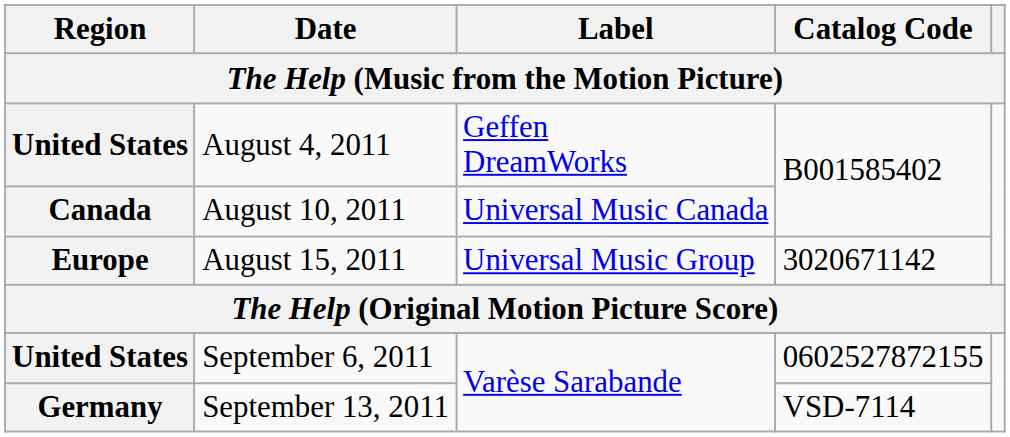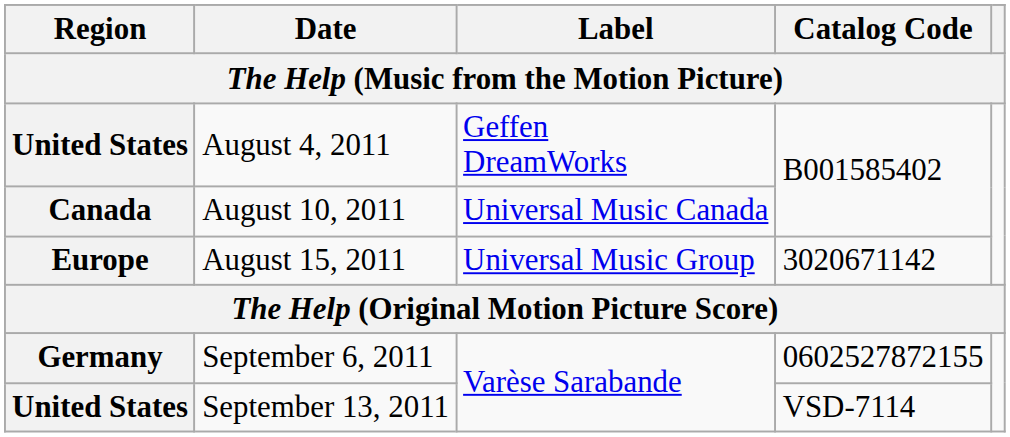(100, 357) United States -> (100, 357) Germany
(100, 406) Germany -> (100, 406) United States
